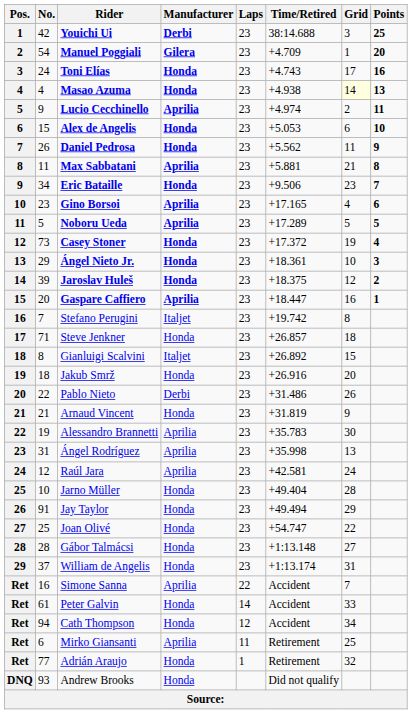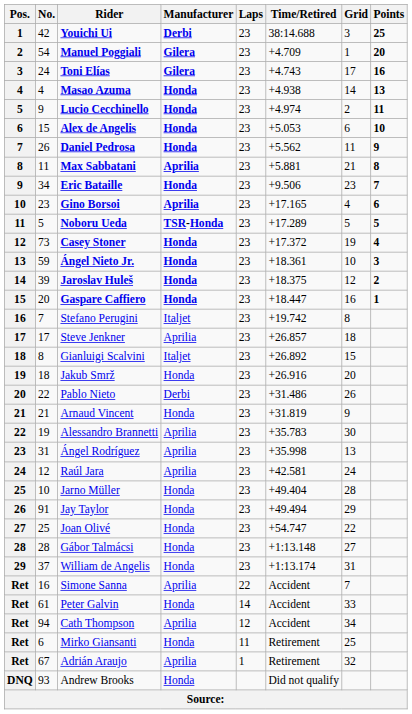(180, 71) Honda -> (179, 71) Gilera
(350, 90) lightyellow background -> (350, 90) no background
(181, 109) Aprilia -> (180, 109) Honda
(181, 223) Aprilia -> (193, 223) TSR-Honda
(44, 261) 29 -> (44, 261) 59
(181, 299) Aprilia -> (180, 299) Honda
(44, 338) 71 -> (44, 338) 17
(179, 338) Honda -> (180, 338) Aprilia
(179, 623) Honda -> (180, 623) Aprilia
(180, 642) Aprilia -> (179, 642) Honda
(44, 661) 77 -> (44, 661) 67
(179, 661) Honda -> (180, 661) Aprilia
